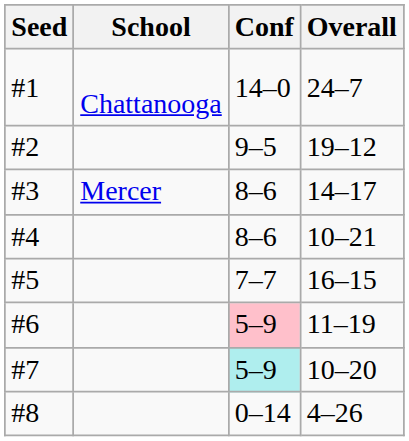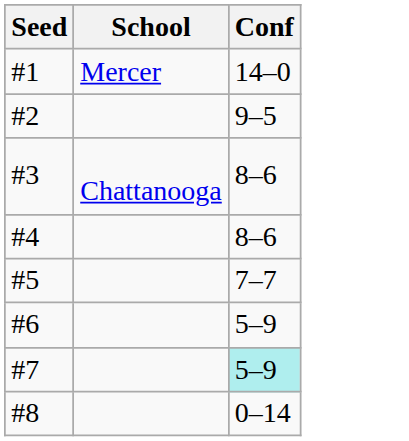- column: (352, 26)
(151, 102) Chattanooga -> (121, 71) Mercer
(121, 191) Mercer -> (151, 191) Chattanooga
(256, 324) pink background -> (256, 324) no background
